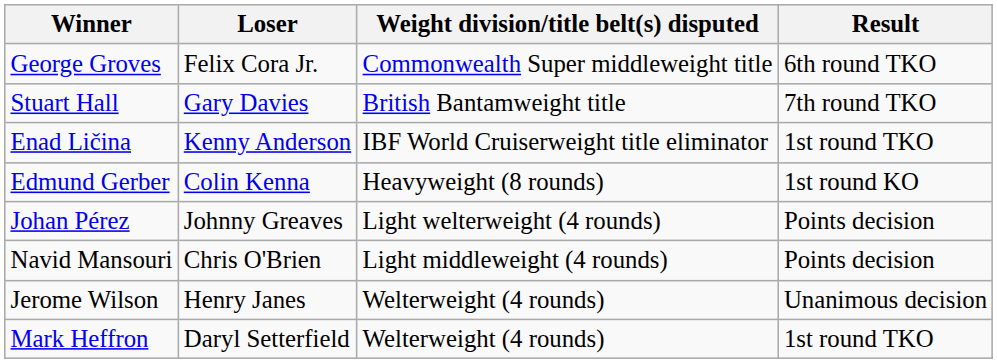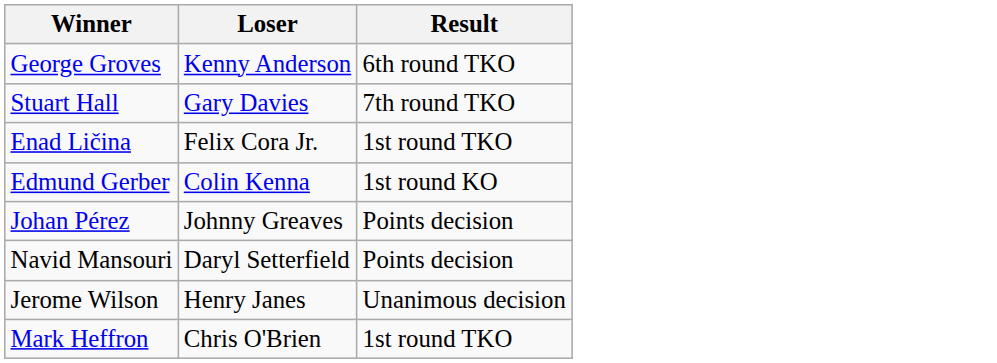- column: (568, 24)
(251, 63) Felix Cora Jr. -> (267, 63) Kenny Anderson
(267, 142) Kenny Anderson -> (251, 142) Felix Cora Jr.
(253, 260) Chris O'Brien -> (267, 260) Daryl Setterfield
(267, 338) Daryl Setterfield -> (253, 338) Chris O'Brien
